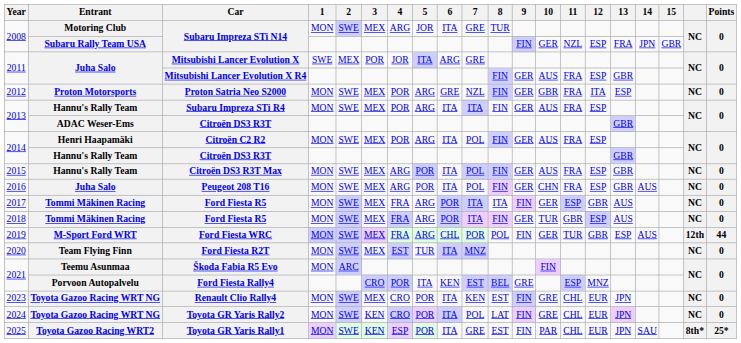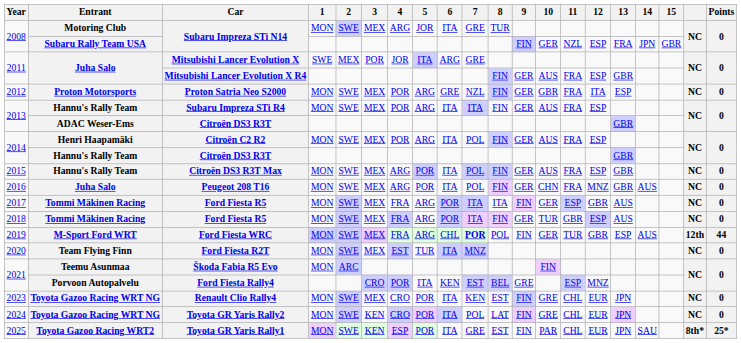(598, 187) ESP -> (598, 187) MNZ
(475, 235) normal -> (475, 235) bold
